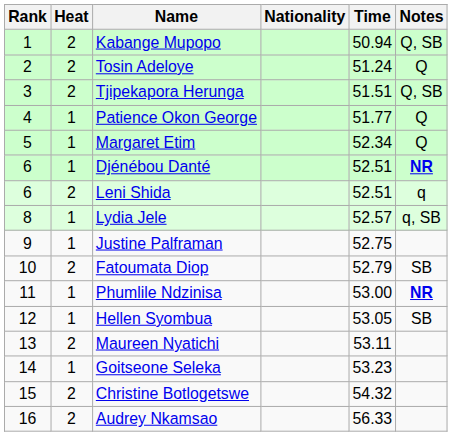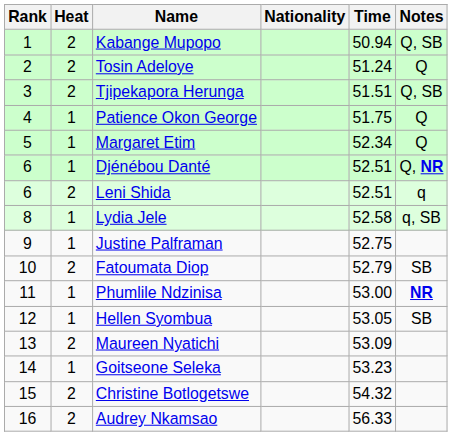(372, 117) 51.77 -> (372, 117) 51.75
(421, 167) NR -> (421, 167) Q, NR
(372, 218) 52.57 -> (372, 218) 52.58
(372, 343) 53.11 -> (372, 343) 53.09
